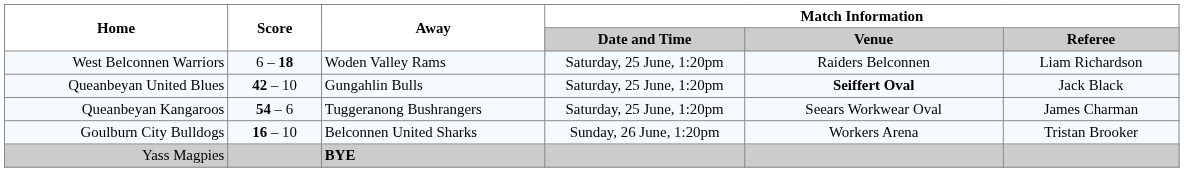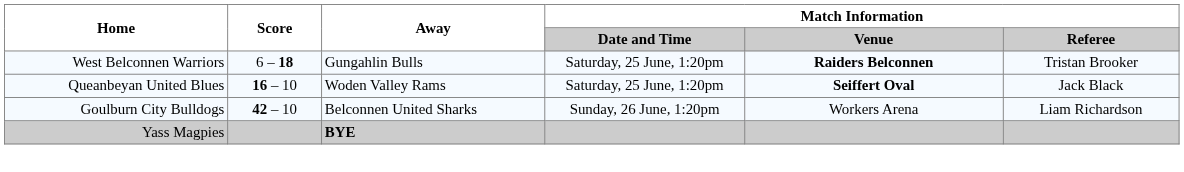(385, 62) Woden Valley Rams -> (374, 62) Gungahlin Bulls
(874, 62) normal -> (874, 62) bold
(1091, 62) Liam Richardson -> (1091, 62) Tristan Brooker
(275, 85) 42 – 10 -> (275, 85) 16 – 10
(374, 85) Gungahlin Bulls -> (385, 85) Woden Valley Rams
- row: (153, 109)
(275, 132) 16 – 10 -> (275, 109) 42 – 10
(1091, 132) Tristan Brooker -> (1091, 109) Liam Richardson
